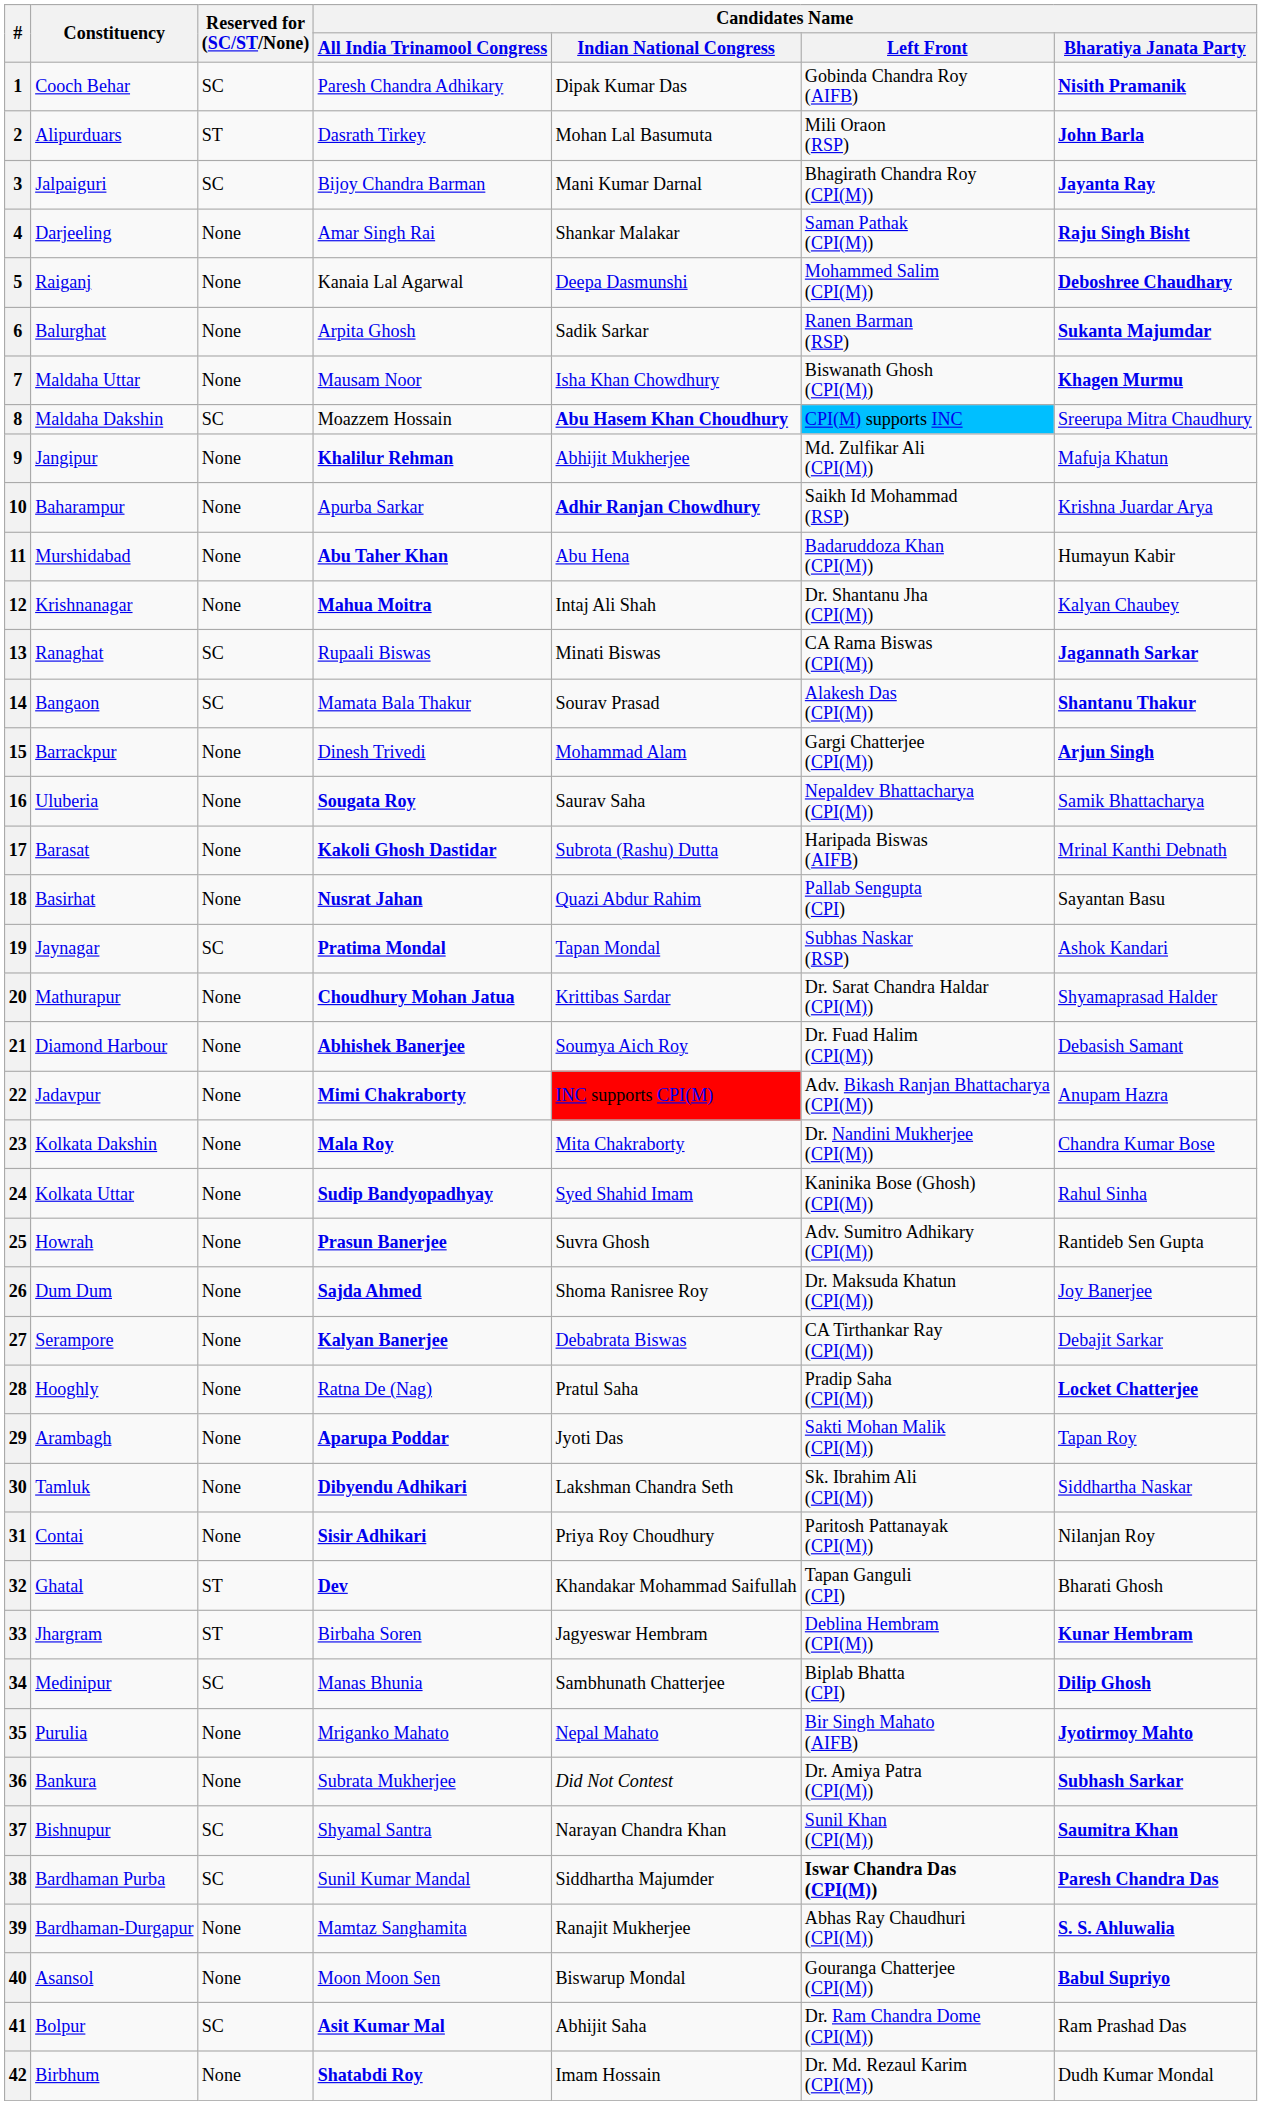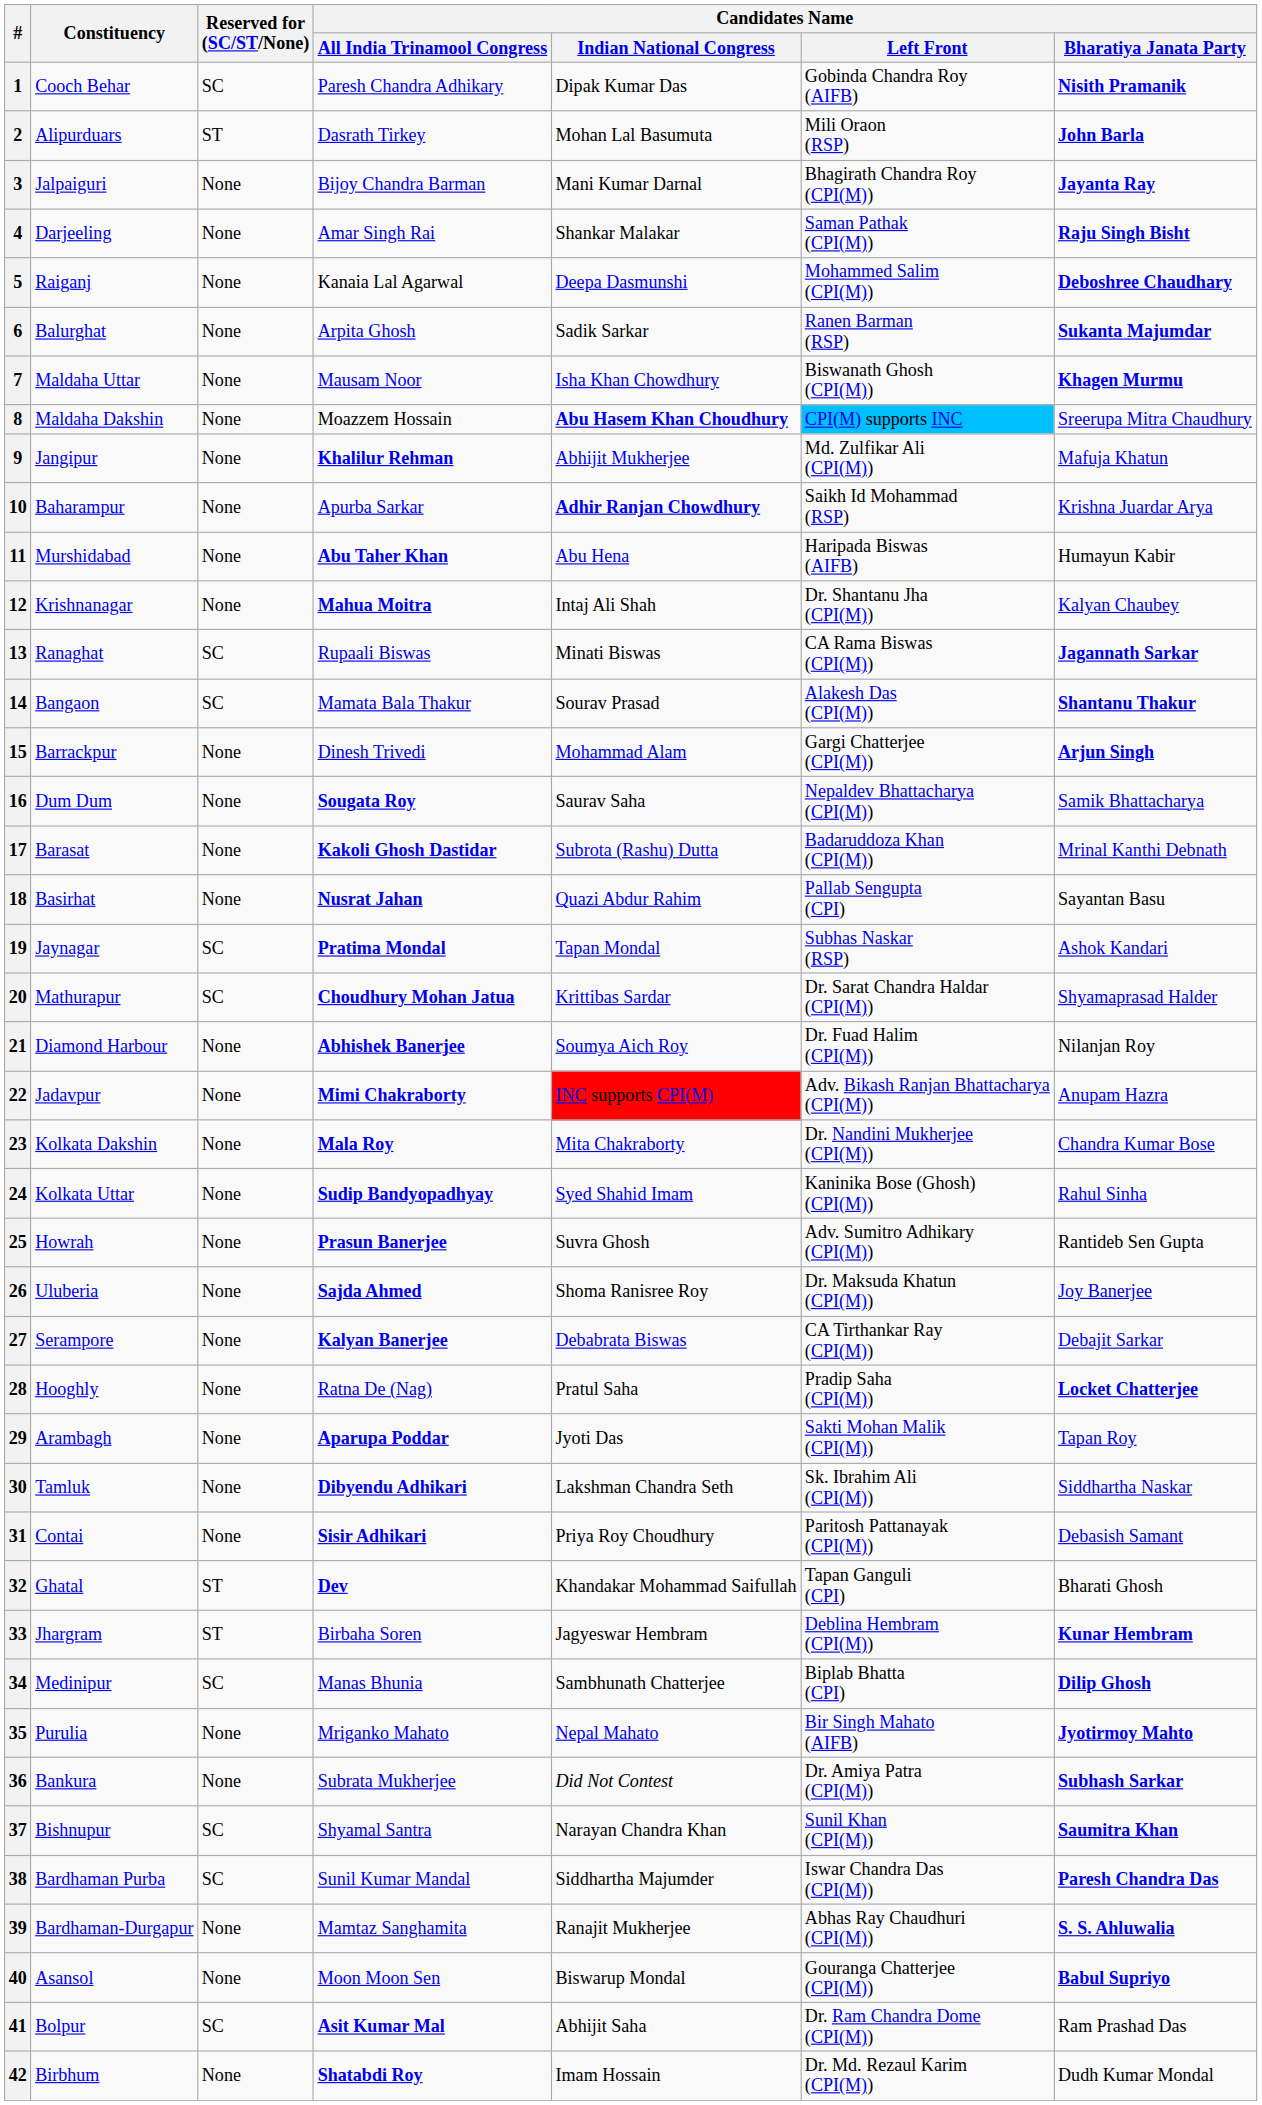(213, 184) SC -> (221, 184) None
(213, 419) SC -> (221, 419) None
(874, 556) Badaruddoza Khan (CPI(M)) -> (866, 556) Haripada Biswas (AIFB)
(67, 801) Uluberia -> (74, 801) Dum Dum
(866, 850) Haripada Biswas (AIFB) -> (874, 850) Badaruddoza Khan (CPI(M))
(221, 997) None -> (213, 997) SC
(1121, 1046) Debasish Samant -> (1107, 1046) Nilanjan Roy
(74, 1291) Dum Dum -> (67, 1291) Uluberia
(1107, 1536) Nilanjan Roy -> (1121, 1536) Debasish Samant
(881, 1879) bold -> (874, 1879) normal
